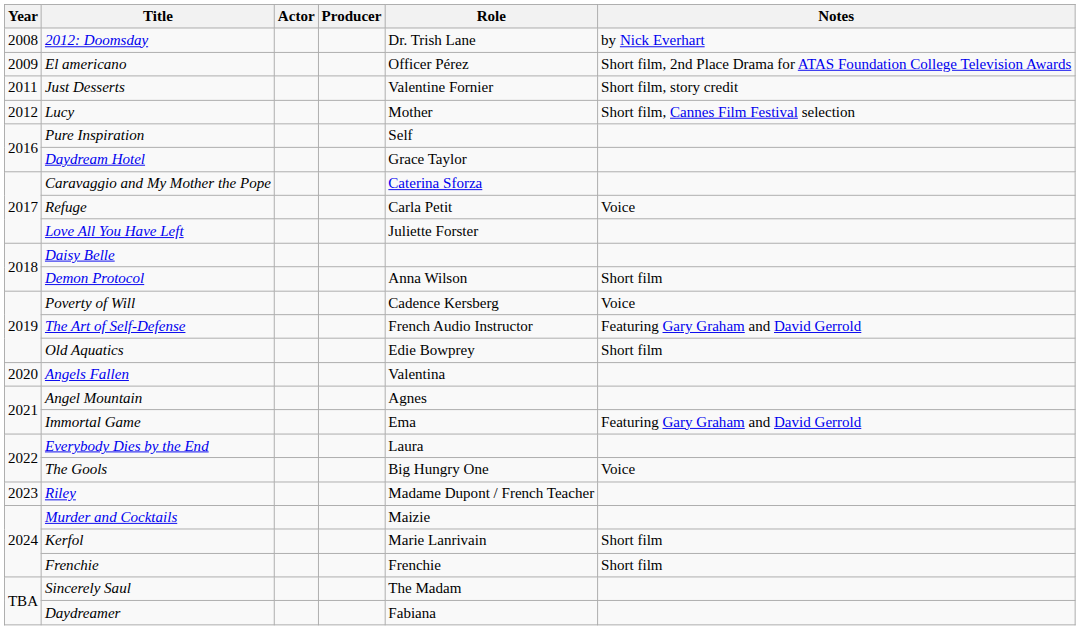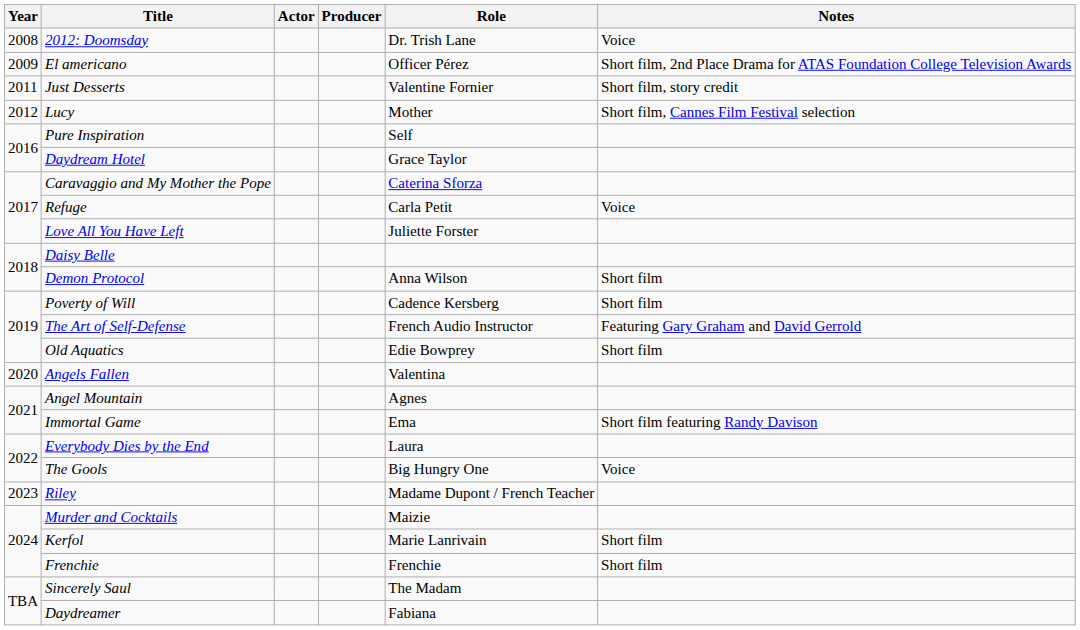(653, 40) by Nick Everhart -> (618, 40) Voice
(618, 302) Voice -> (632, 302) Short film
(731, 421) Featuring Gary Graham and David Gerrold -> (709, 421) Short film featuring Randy Davison
